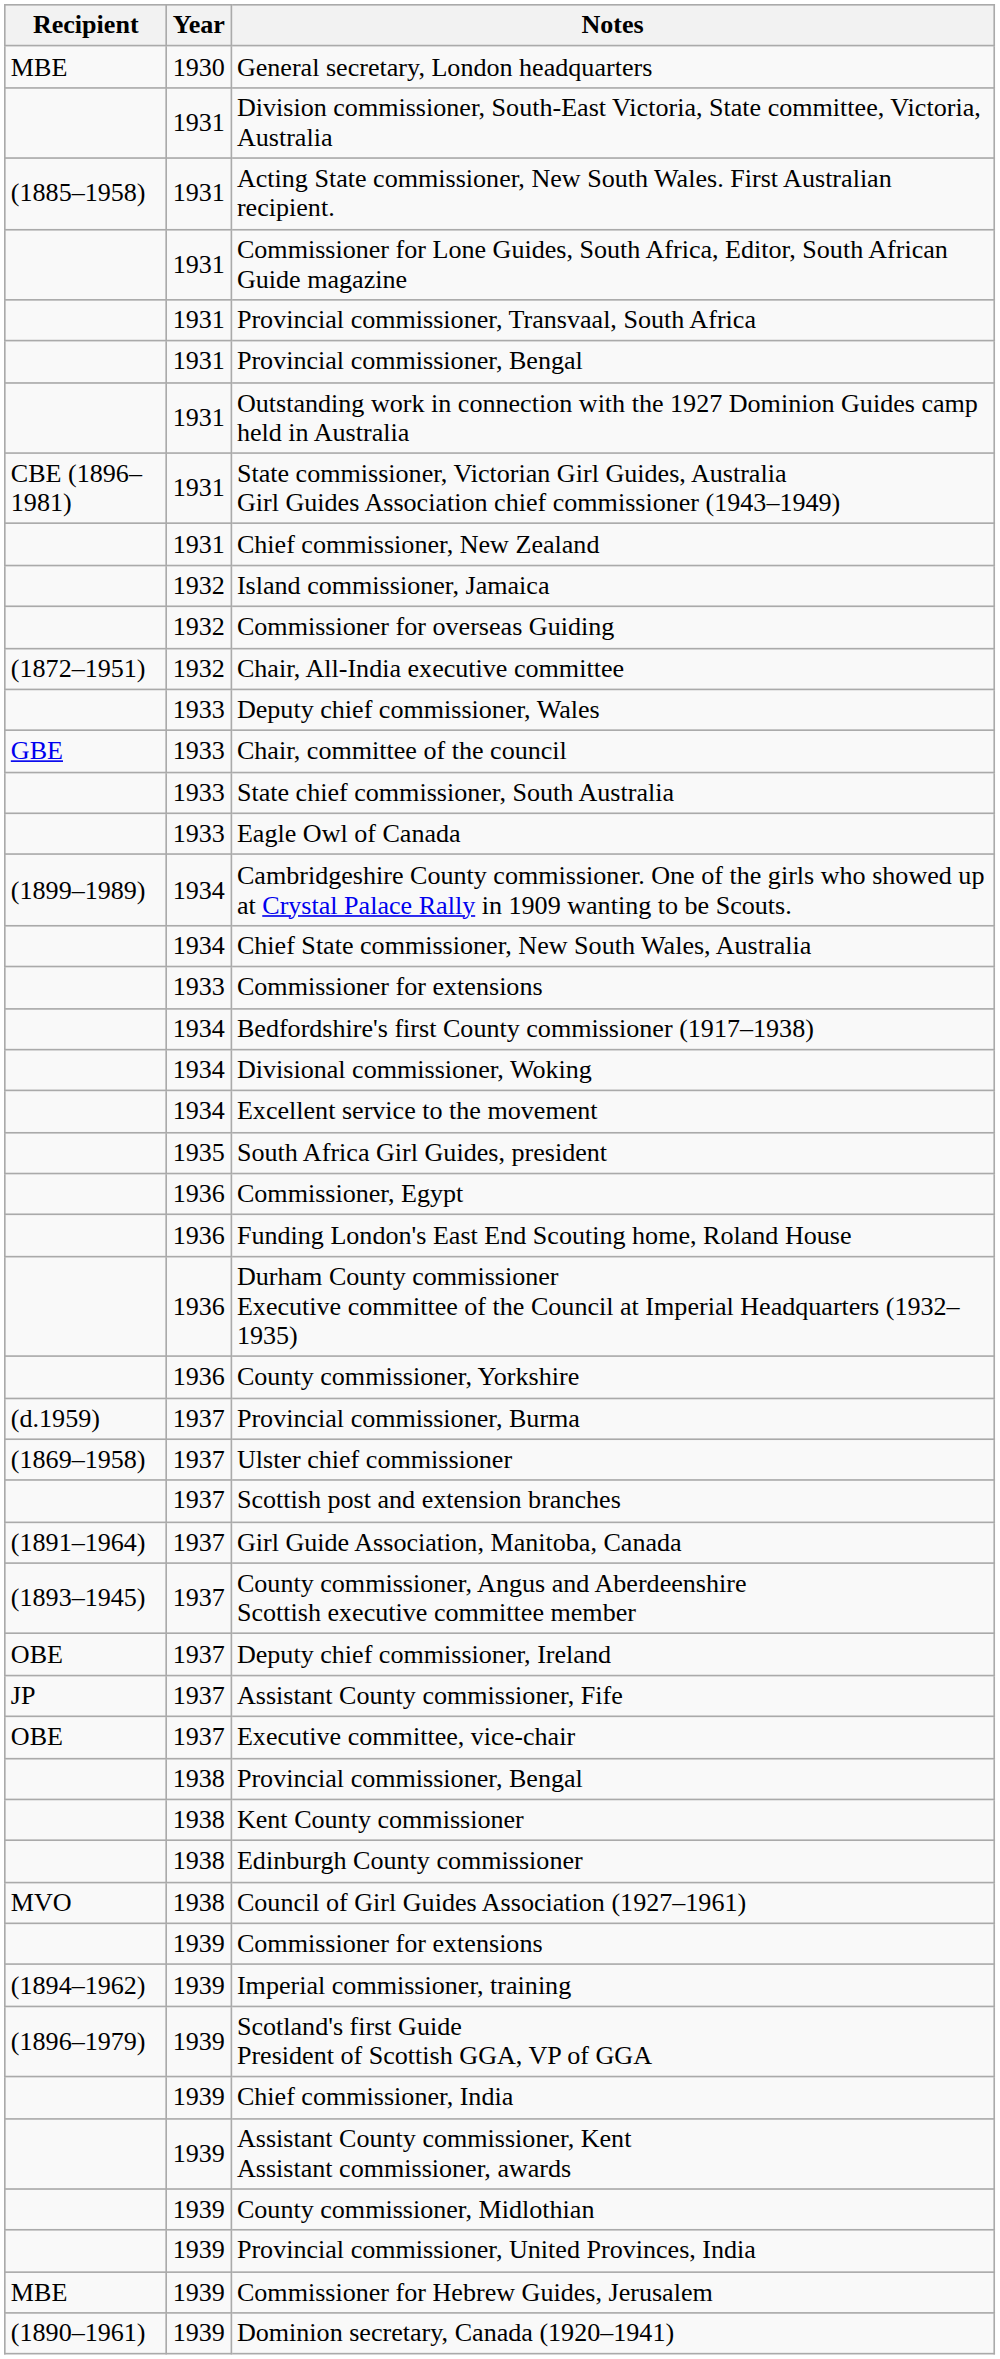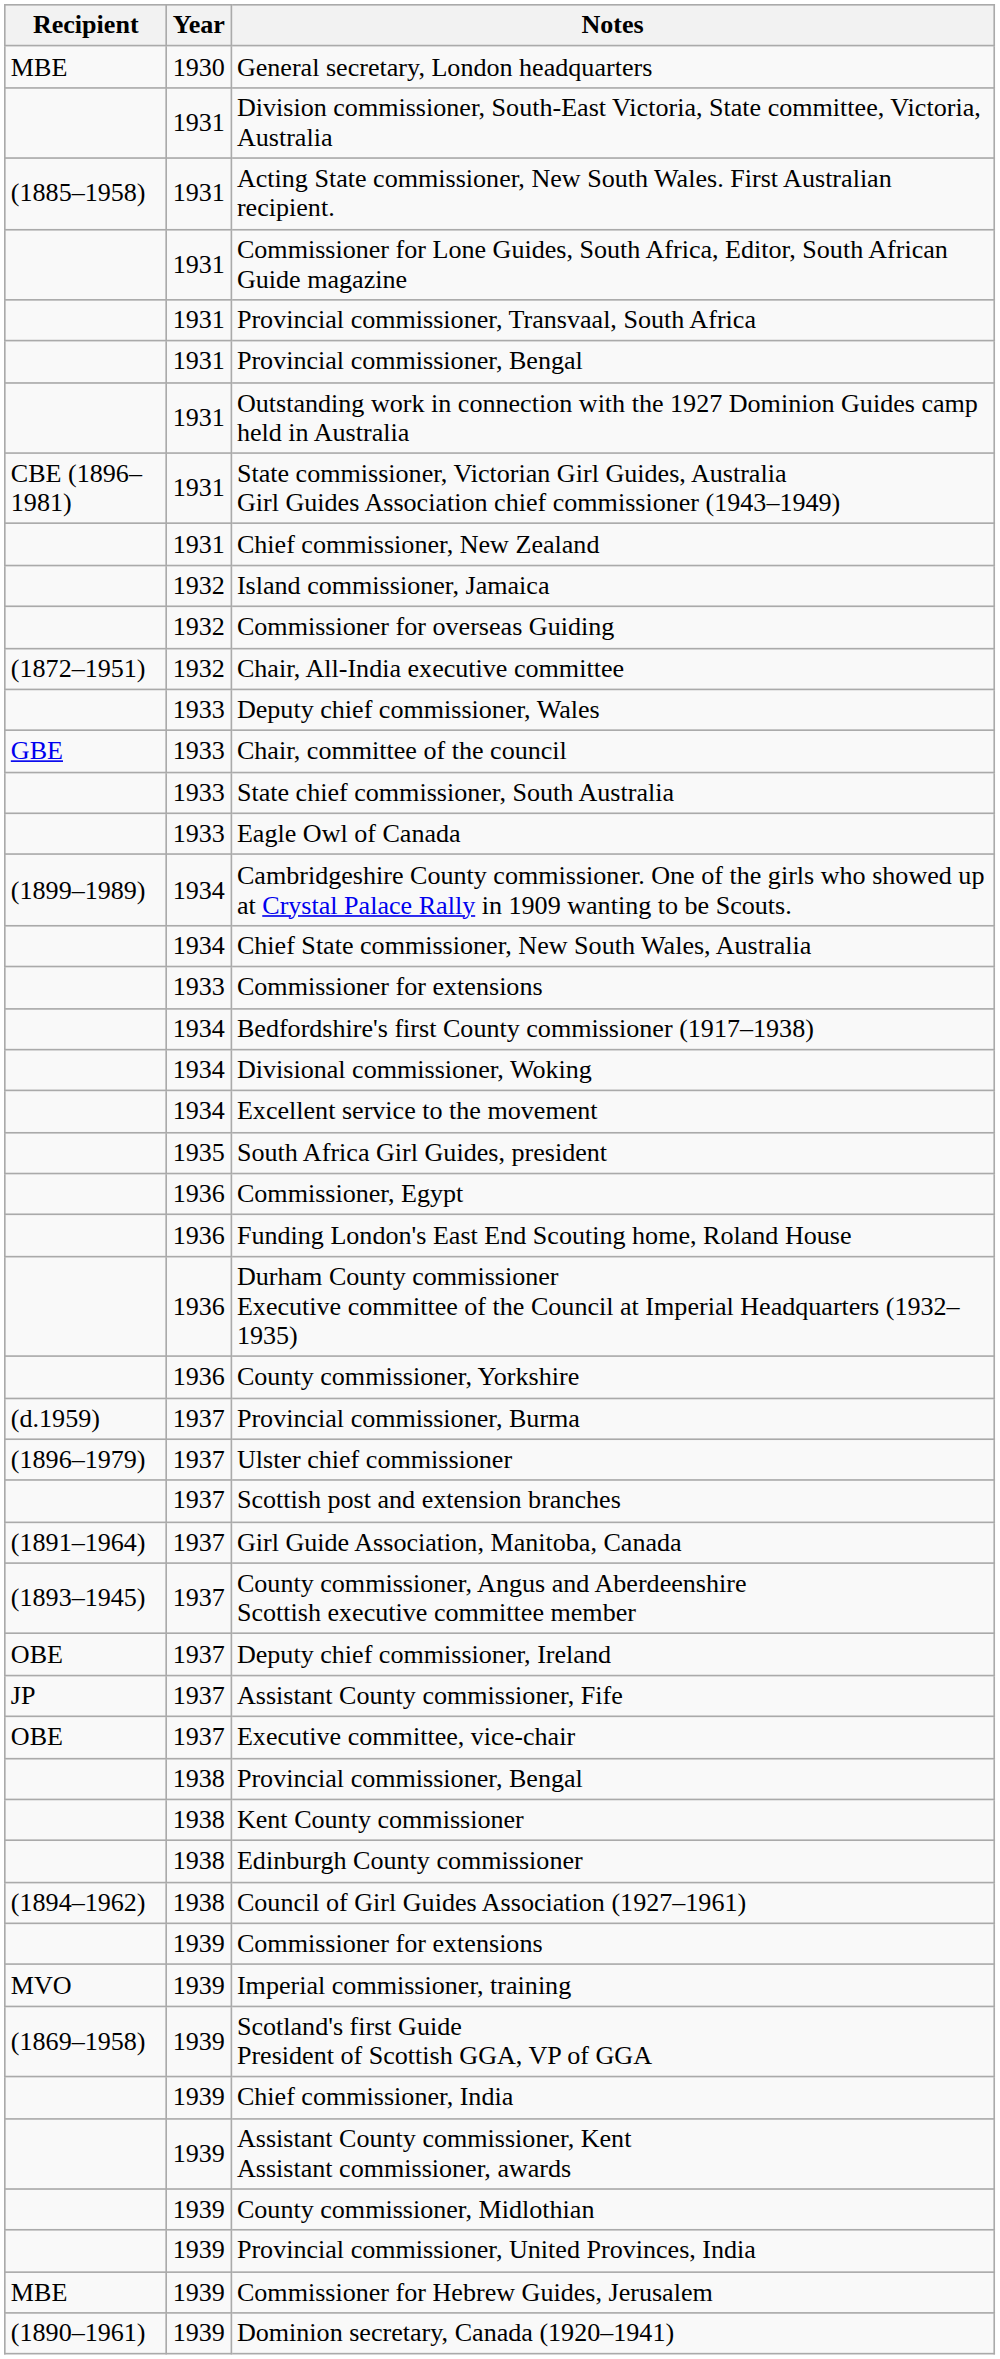(78, 1459) (1869–1958) -> (78, 1459) (1896–1979)
(41, 1902) MVO -> (78, 1902) (1894–1962)
(78, 1985) (1894–1962) -> (41, 1985) MVO
(78, 2041) (1896–1979) -> (78, 2041) (1869–1958)
